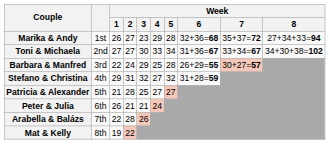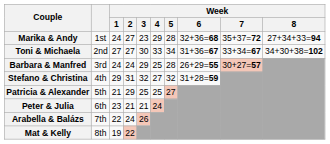(116, 38) 26 -> (116, 38) 24
(116, 65) 22 -> (116, 65) 24
(130, 92) 28 -> (130, 92) 29
(157, 92) 27 -> (157, 92) 25
(116, 105) 26 -> (116, 105) 23
(130, 119) 28 -> (130, 119) 24
